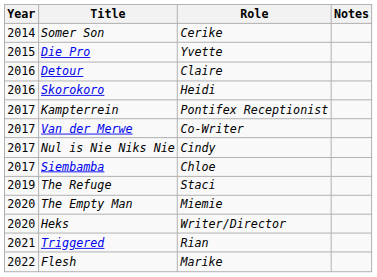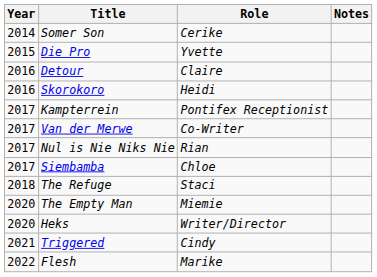(198, 147) Cindy -> (194, 147) Rian
(21, 186) 2019 -> (21, 186) 2018
(194, 243) Rian -> (198, 243) Cindy
